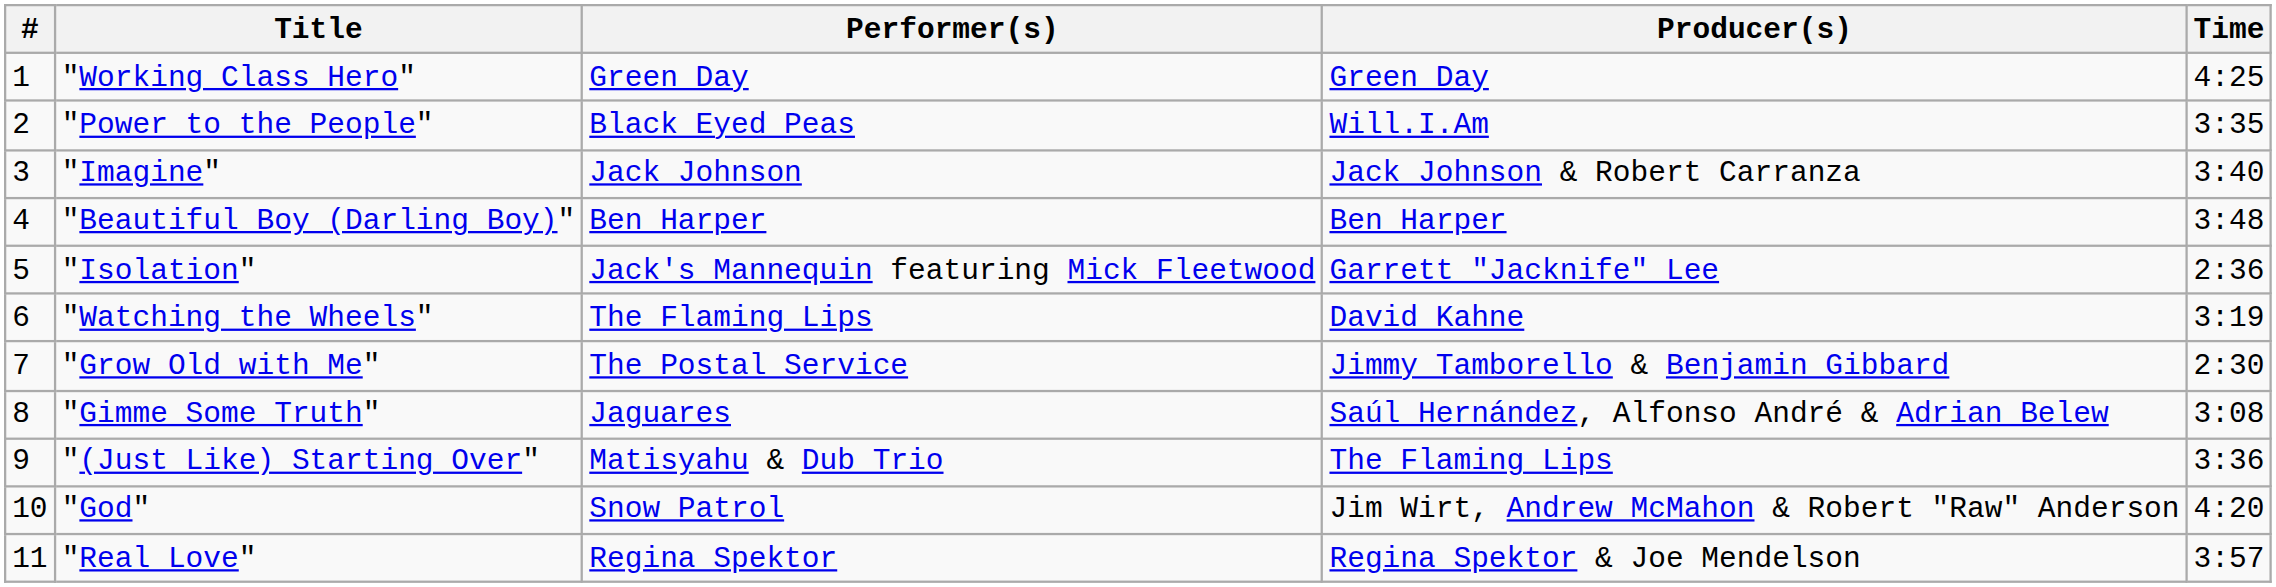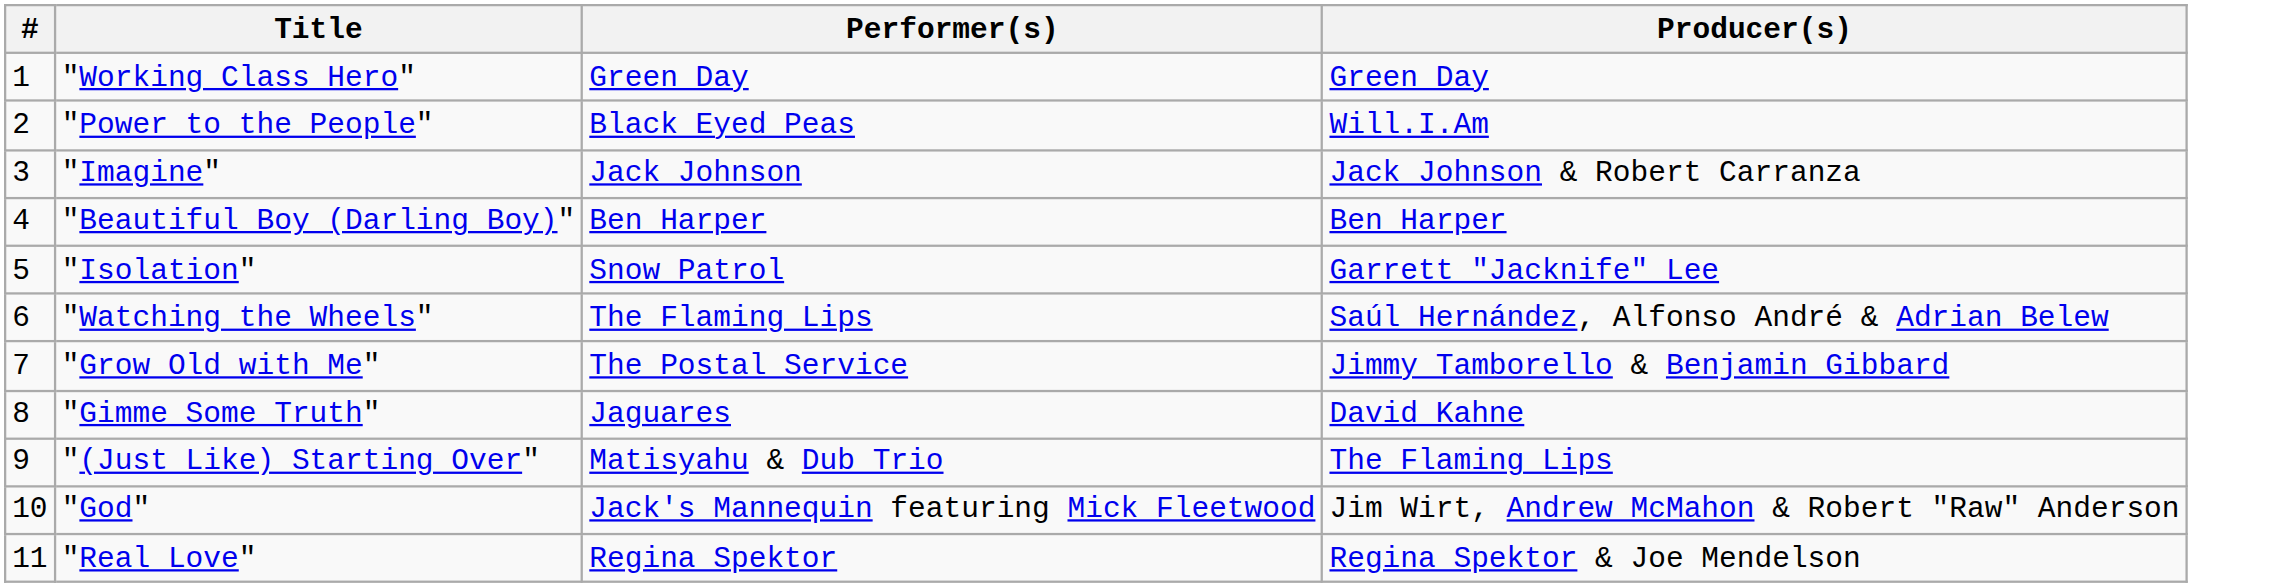- column: (2229, 29)
(952, 270) Jack's Mannequin featuring Mick Fleetwood -> (687, 270) Snow Patrol
(1427, 318) David Kahne -> (1719, 318) Saúl Hernández, Alfonso André & Adrian Belew
(1719, 414) Saúl Hernández, Alfonso André & Adrian Belew -> (1427, 414) David Kahne
(687, 510) Snow Patrol -> (952, 510) Jack's Mannequin featuring Mick Fleetwood
